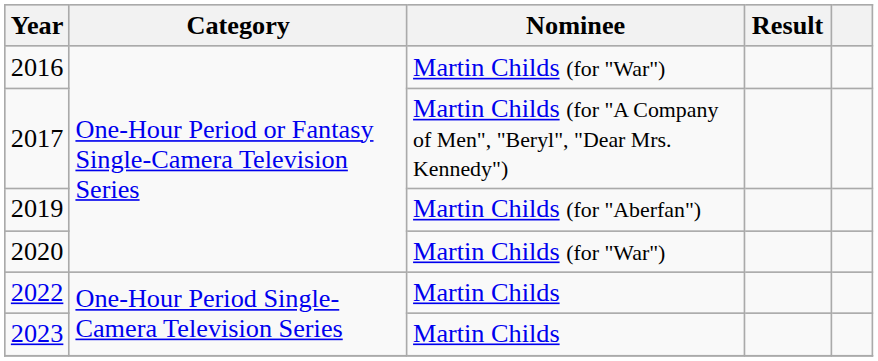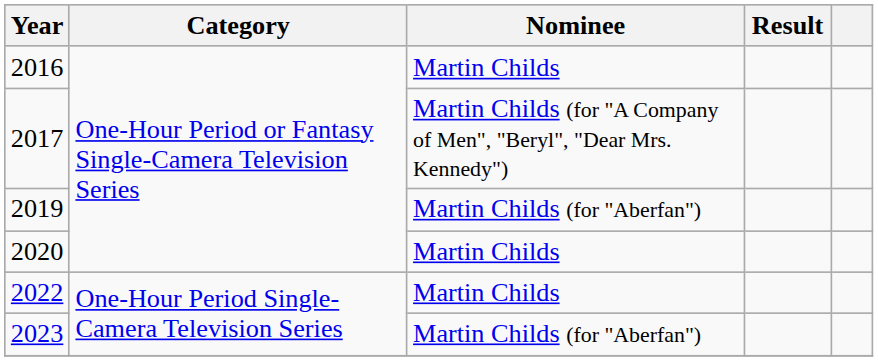(539, 66) Martin Childs (for "War") -> (486, 66) Martin Childs
(539, 250) Martin Childs (for "War") -> (486, 250) Martin Childs
(486, 334) Martin Childs -> (557, 334) Martin Childs (for "Aberfan")
